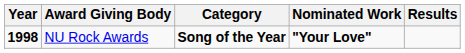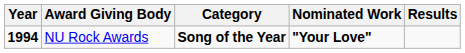(23, 37) 1998 -> (23, 37) 1994
